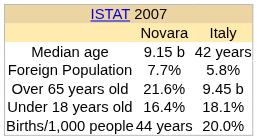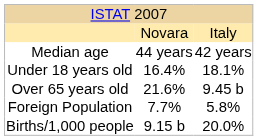(164, 51) 9.15 b -> (164, 51) 44 years
rows swapped: (70, 107) <-> (70, 70)
(164, 126) 44 years -> (164, 126) 9.15 b
